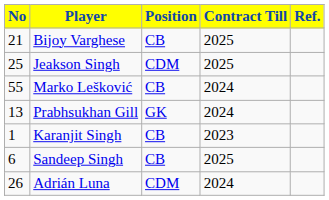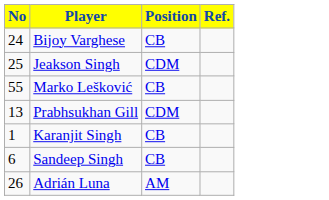- column: (246, 16)
(15, 40) 21 -> (15, 40) 24
(156, 111) GK -> (162, 111) CDM
(162, 183) CDM -> (157, 183) AM
